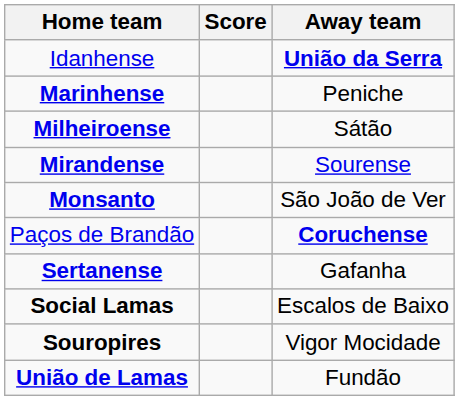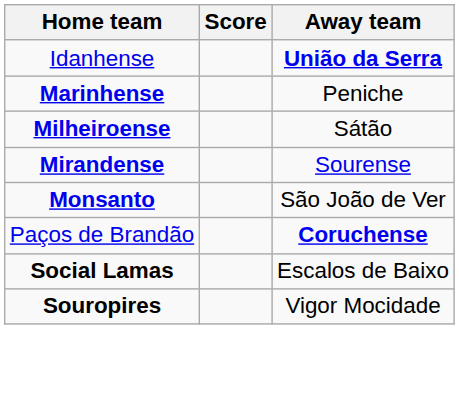- row: (102, 270)
- row: (102, 377)
